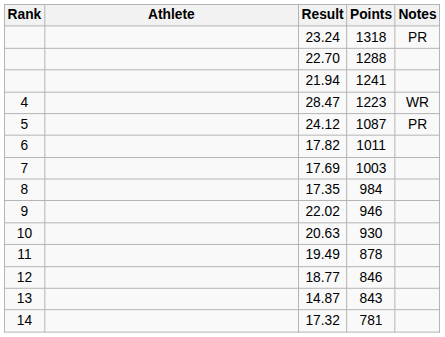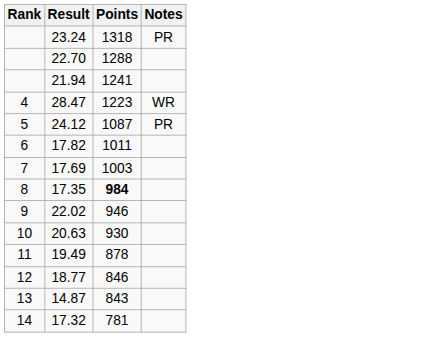- column: (171, 15)
(371, 189) normal -> (117, 189) bold
